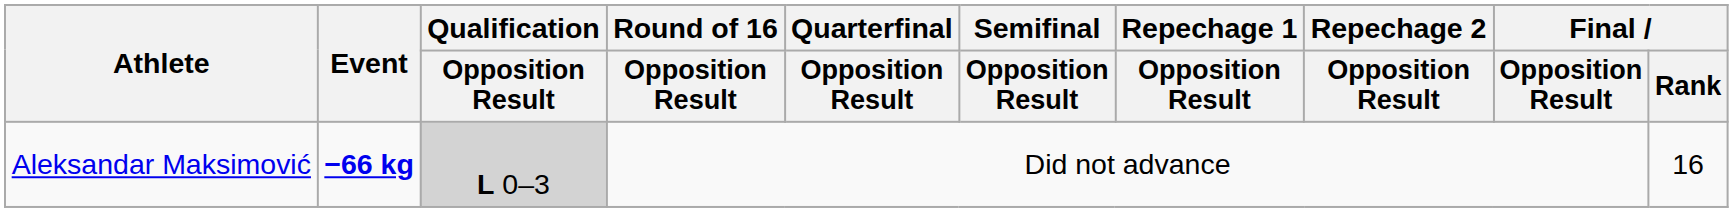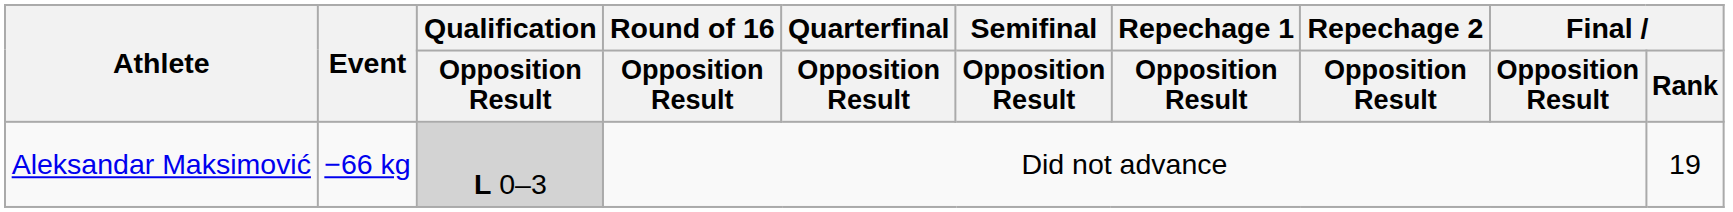(369, 165) bold -> (368, 165) normal
(1688, 165) 16 -> (1685, 165) 19
